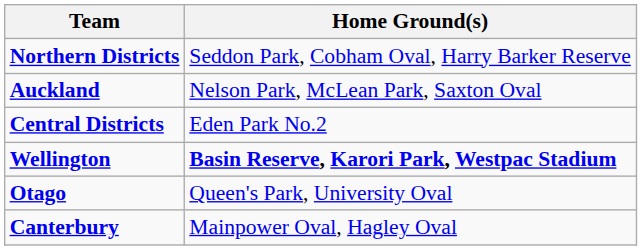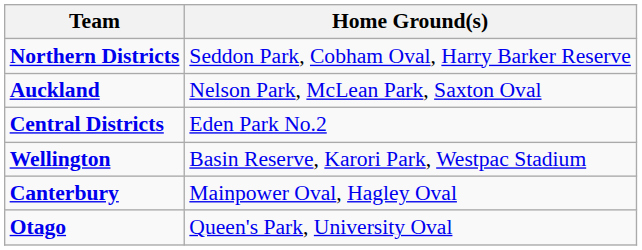(403, 158) bold -> (388, 158) normal
rows swapped: (64, 227) <-> (38, 192)
